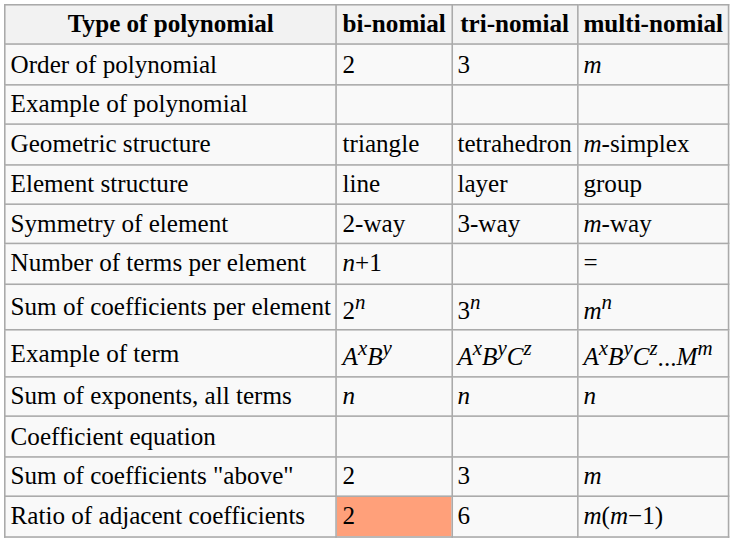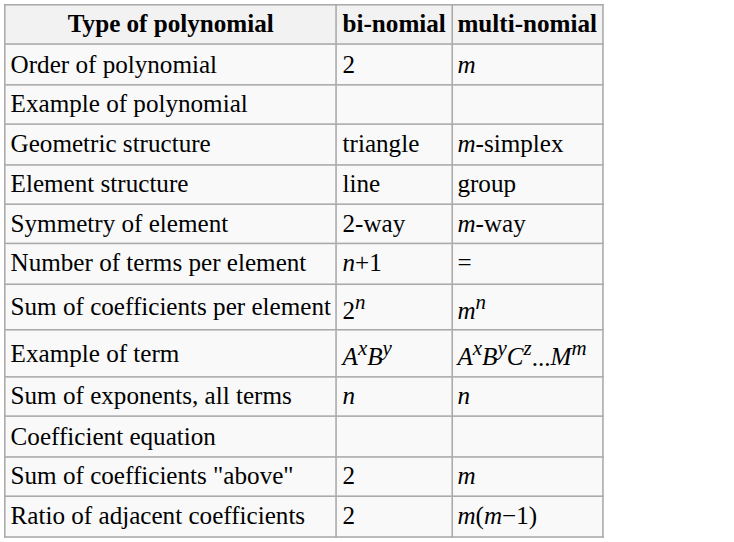- column: (515, 24)
(349, 516) lightsalmon background -> (349, 516) no background
